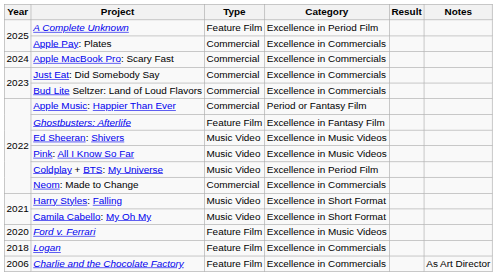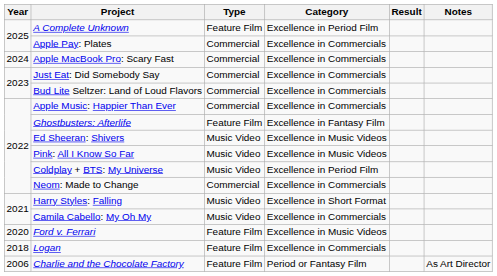(317, 106) Period or Fantasy Film -> (326, 106) Excellence in Commercials
(326, 216) Excellence in Short Format -> (326, 216) Excellence in Commercials
(326, 264) Excellence in Commercials -> (317, 264) Period or Fantasy Film
